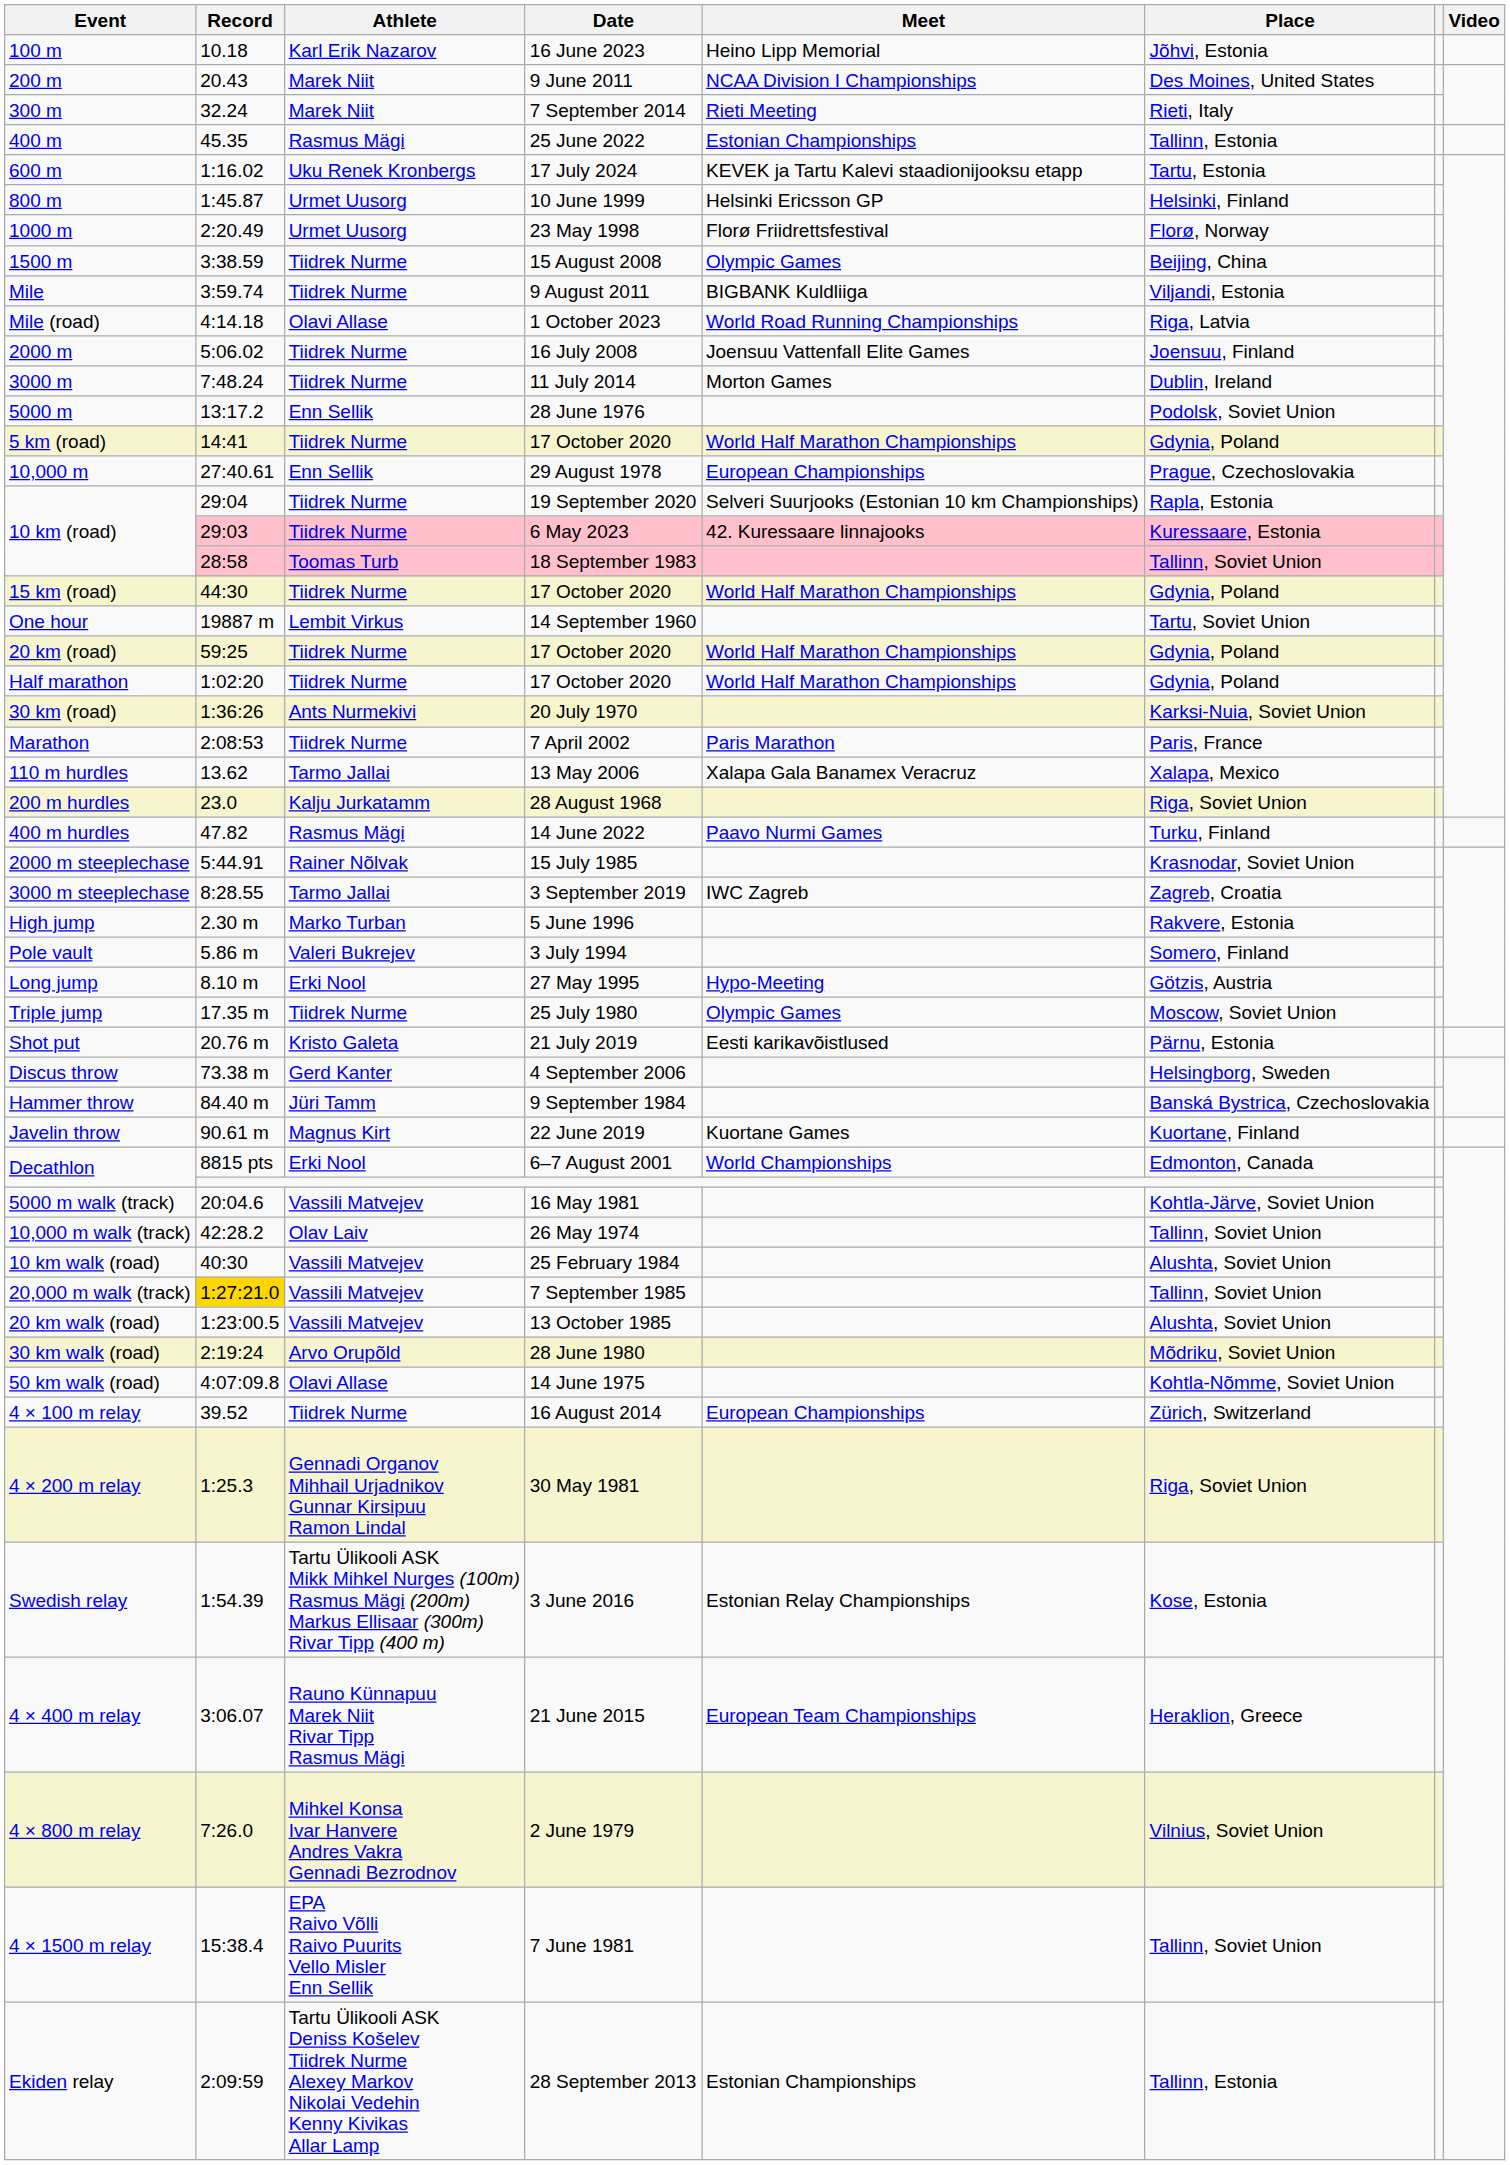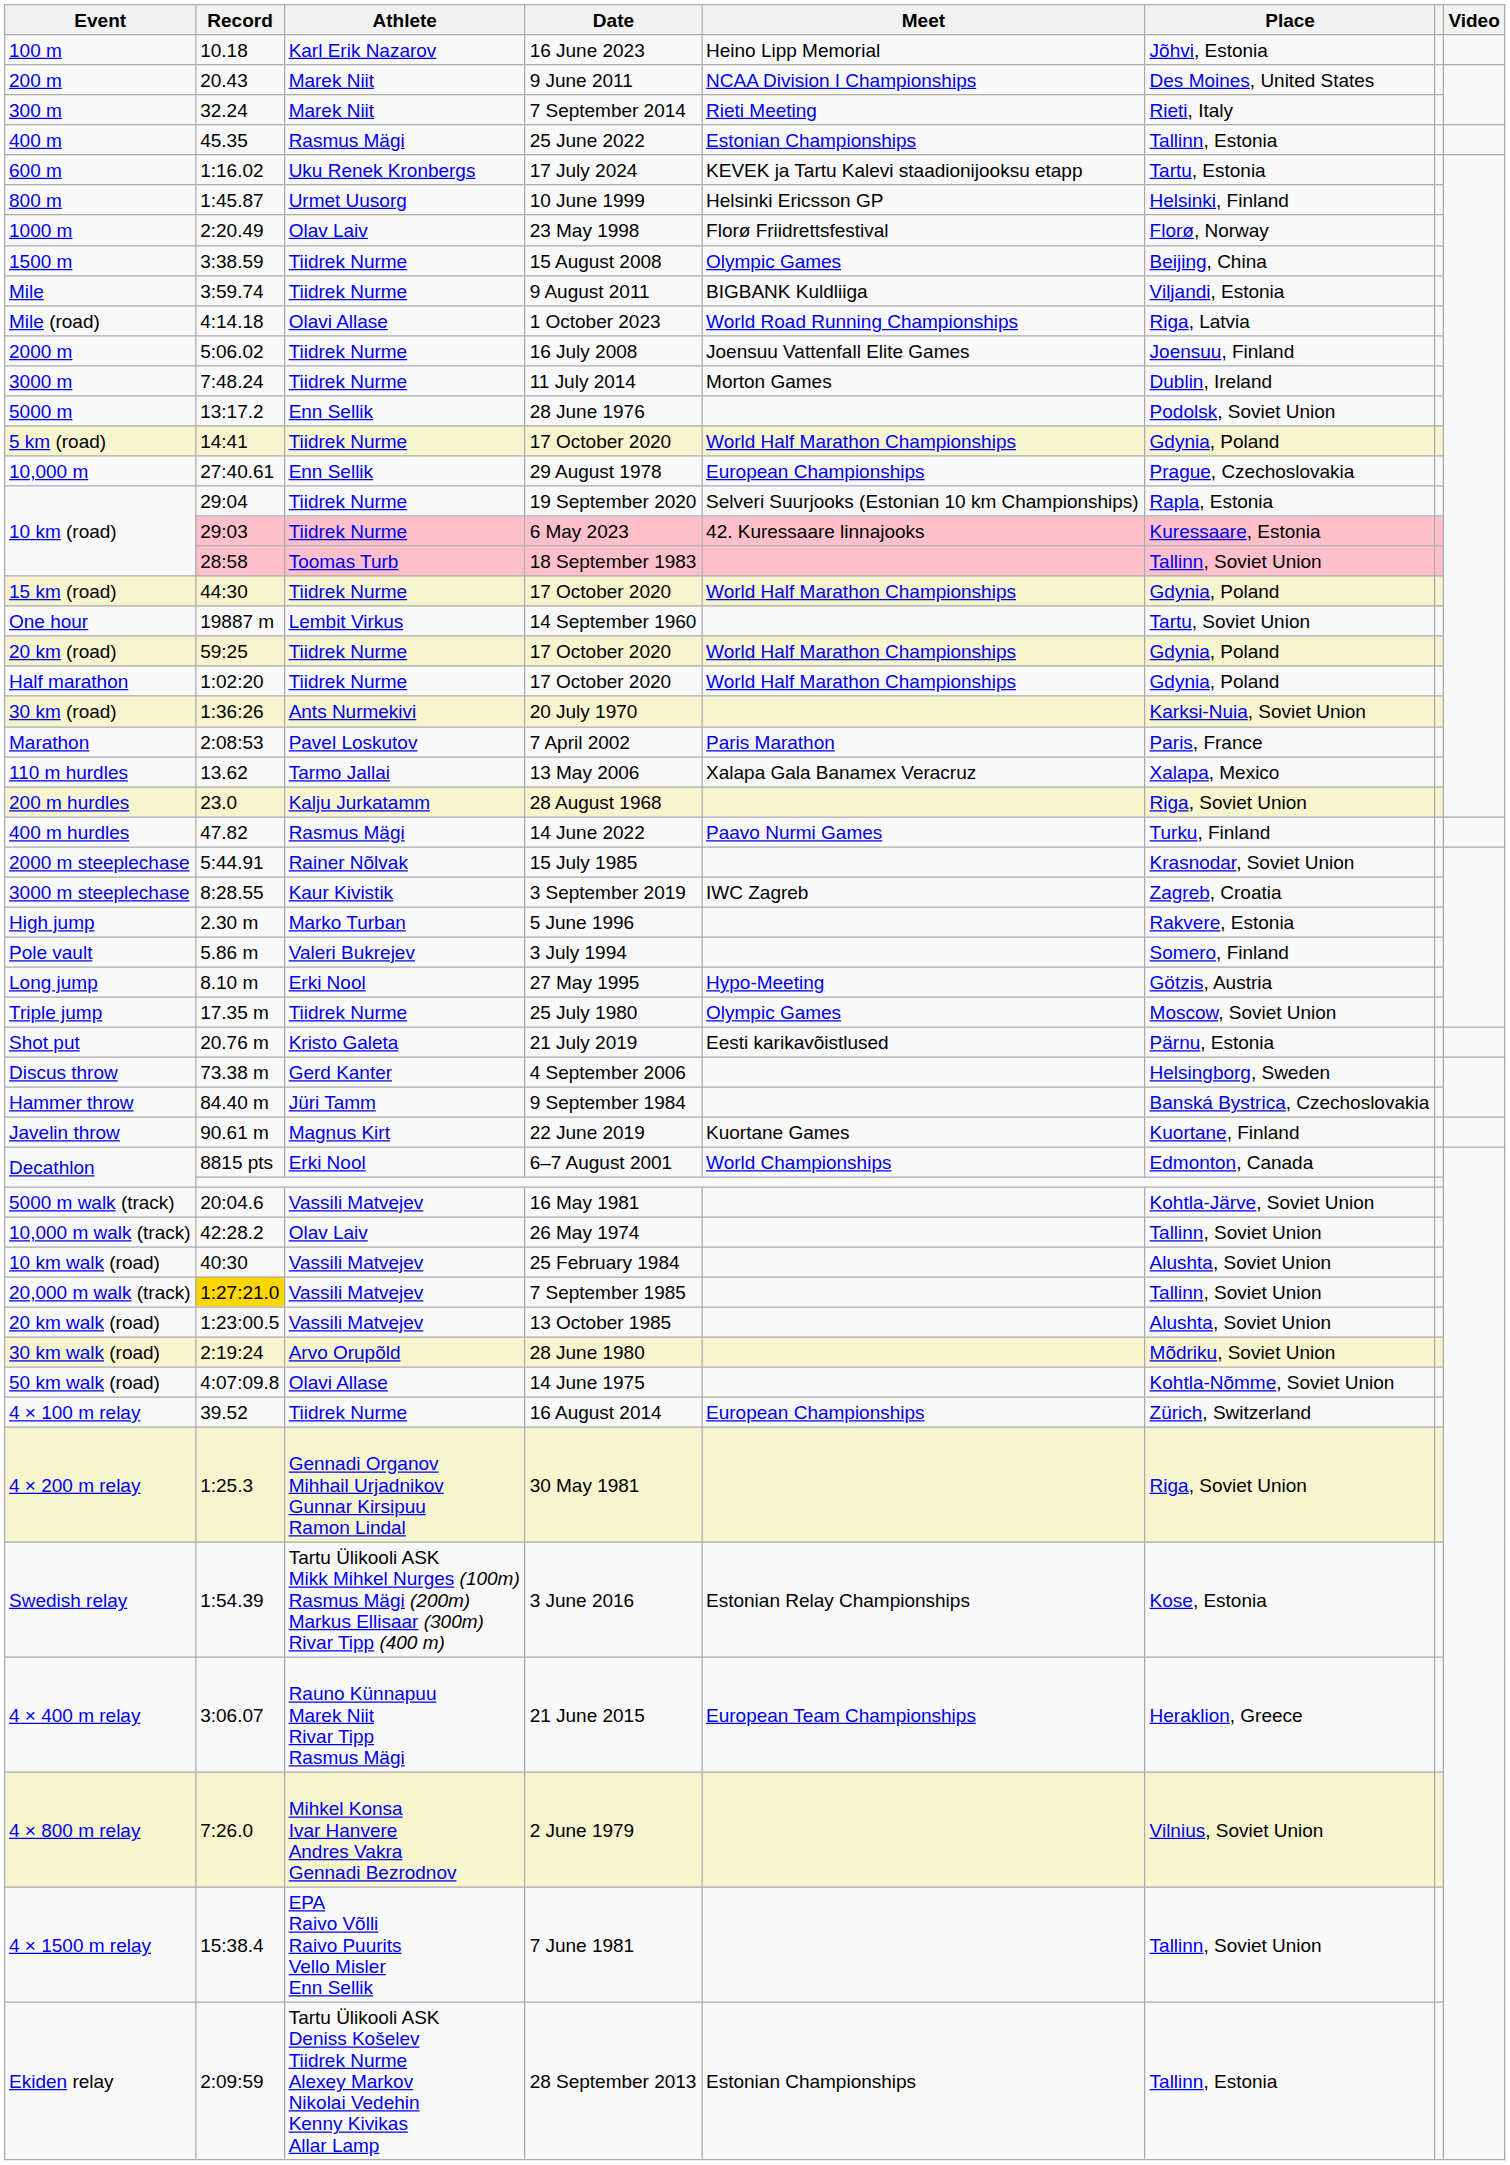(348, 230) Urmet Uusorg -> (328, 230) Olav Laiv
(348, 742) Tiidrek Nurme -> (353, 742) Pavel Loskutov
(339, 892) Tarmo Jallai -> (341, 892) Kaur Kivistik
